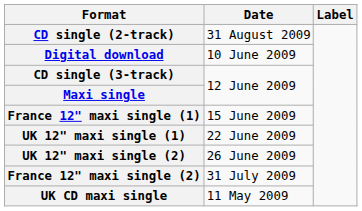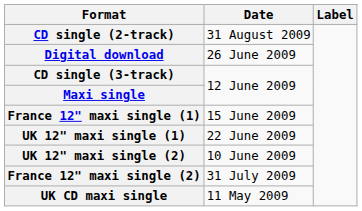(251, 55) 10 June 2009 -> (251, 55) 26 June 2009
(251, 155) 26 June 2009 -> (251, 155) 10 June 2009
